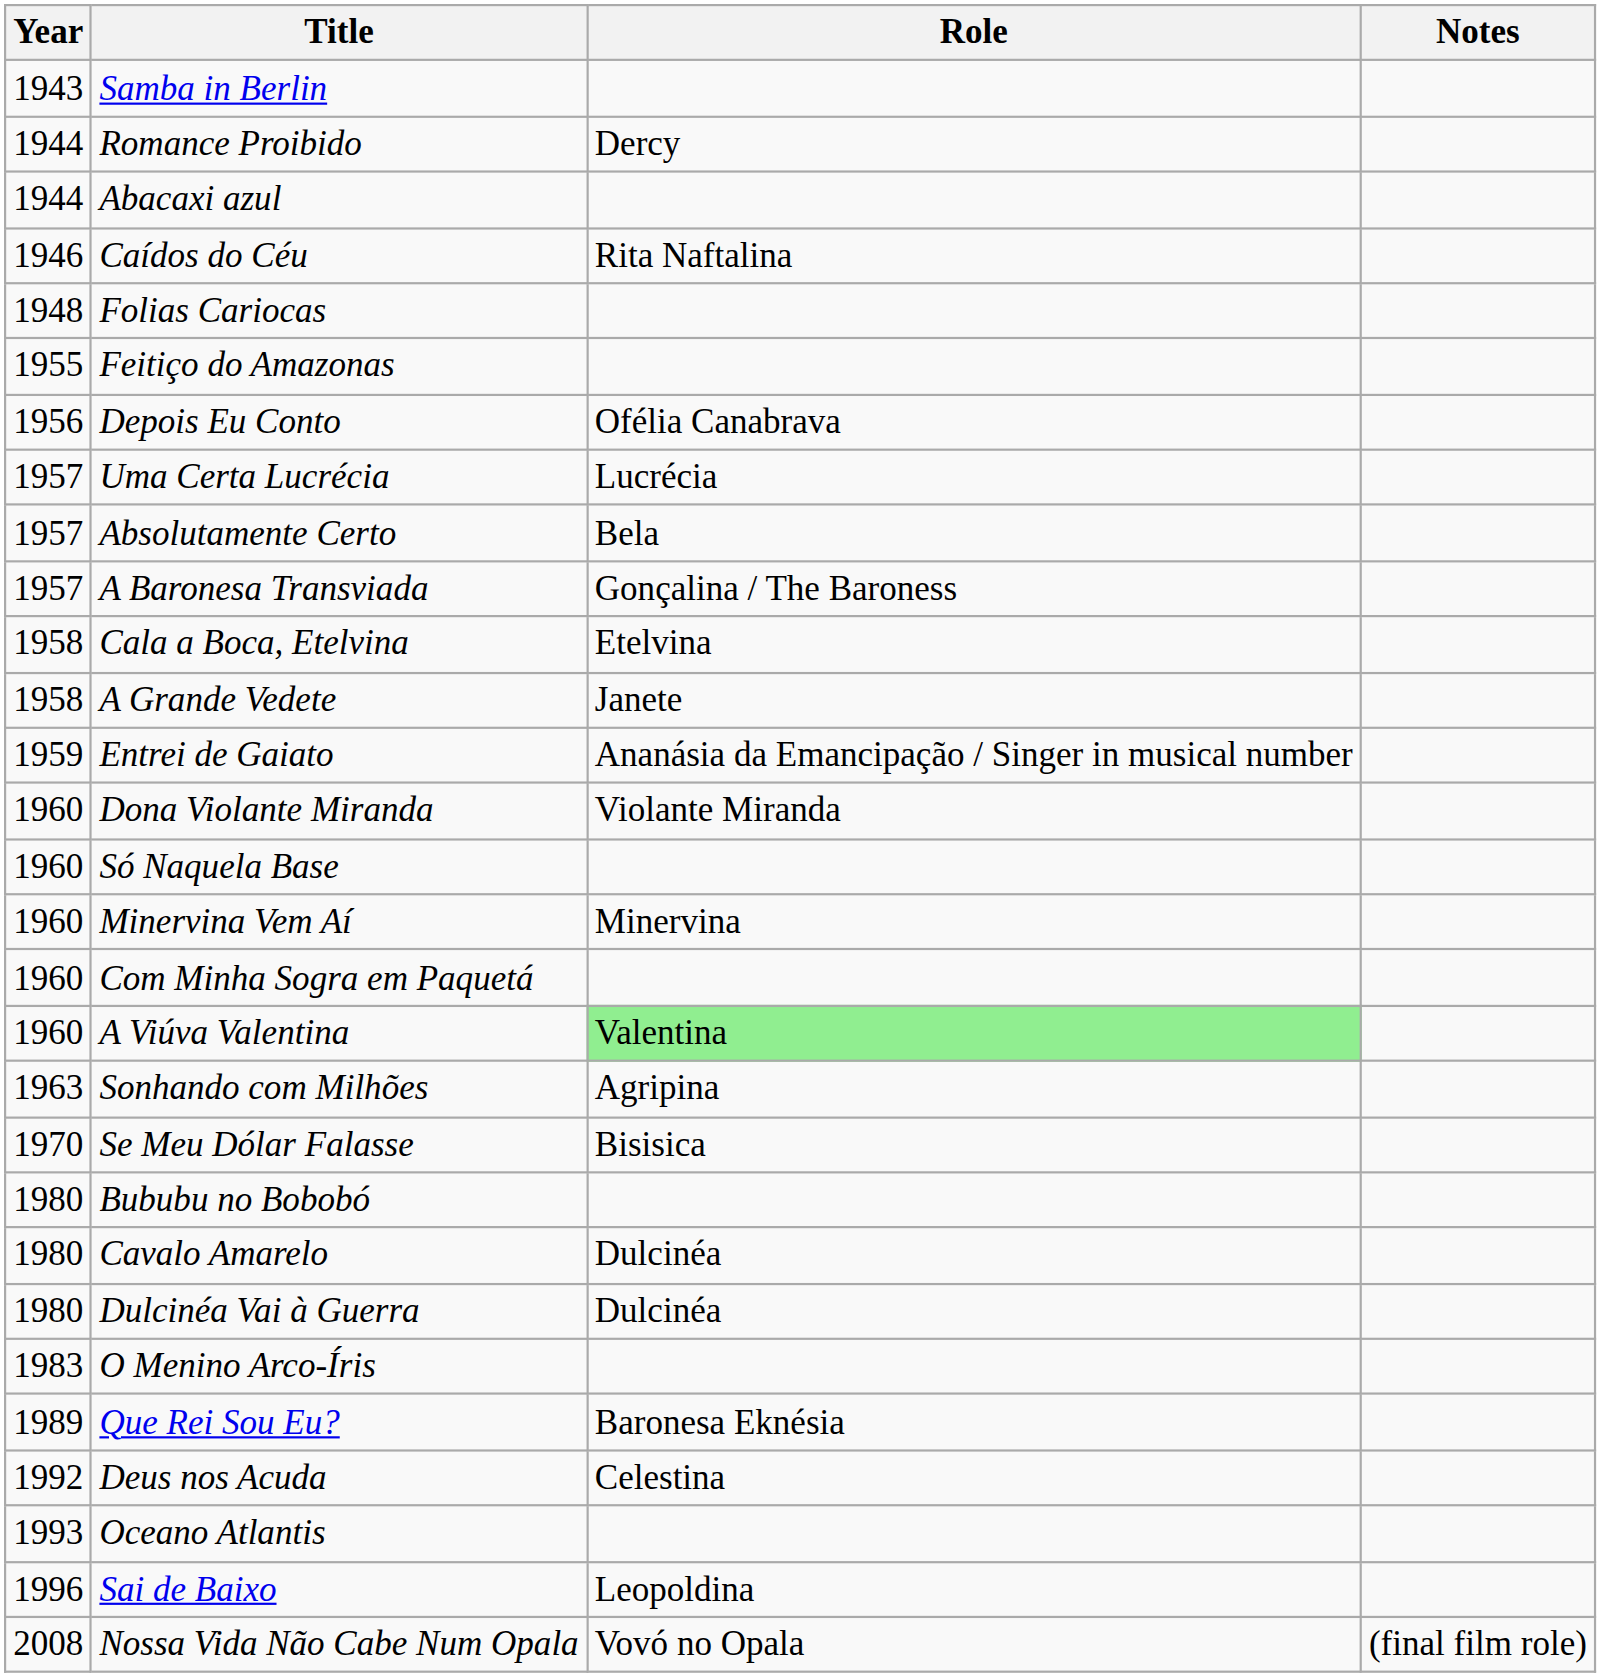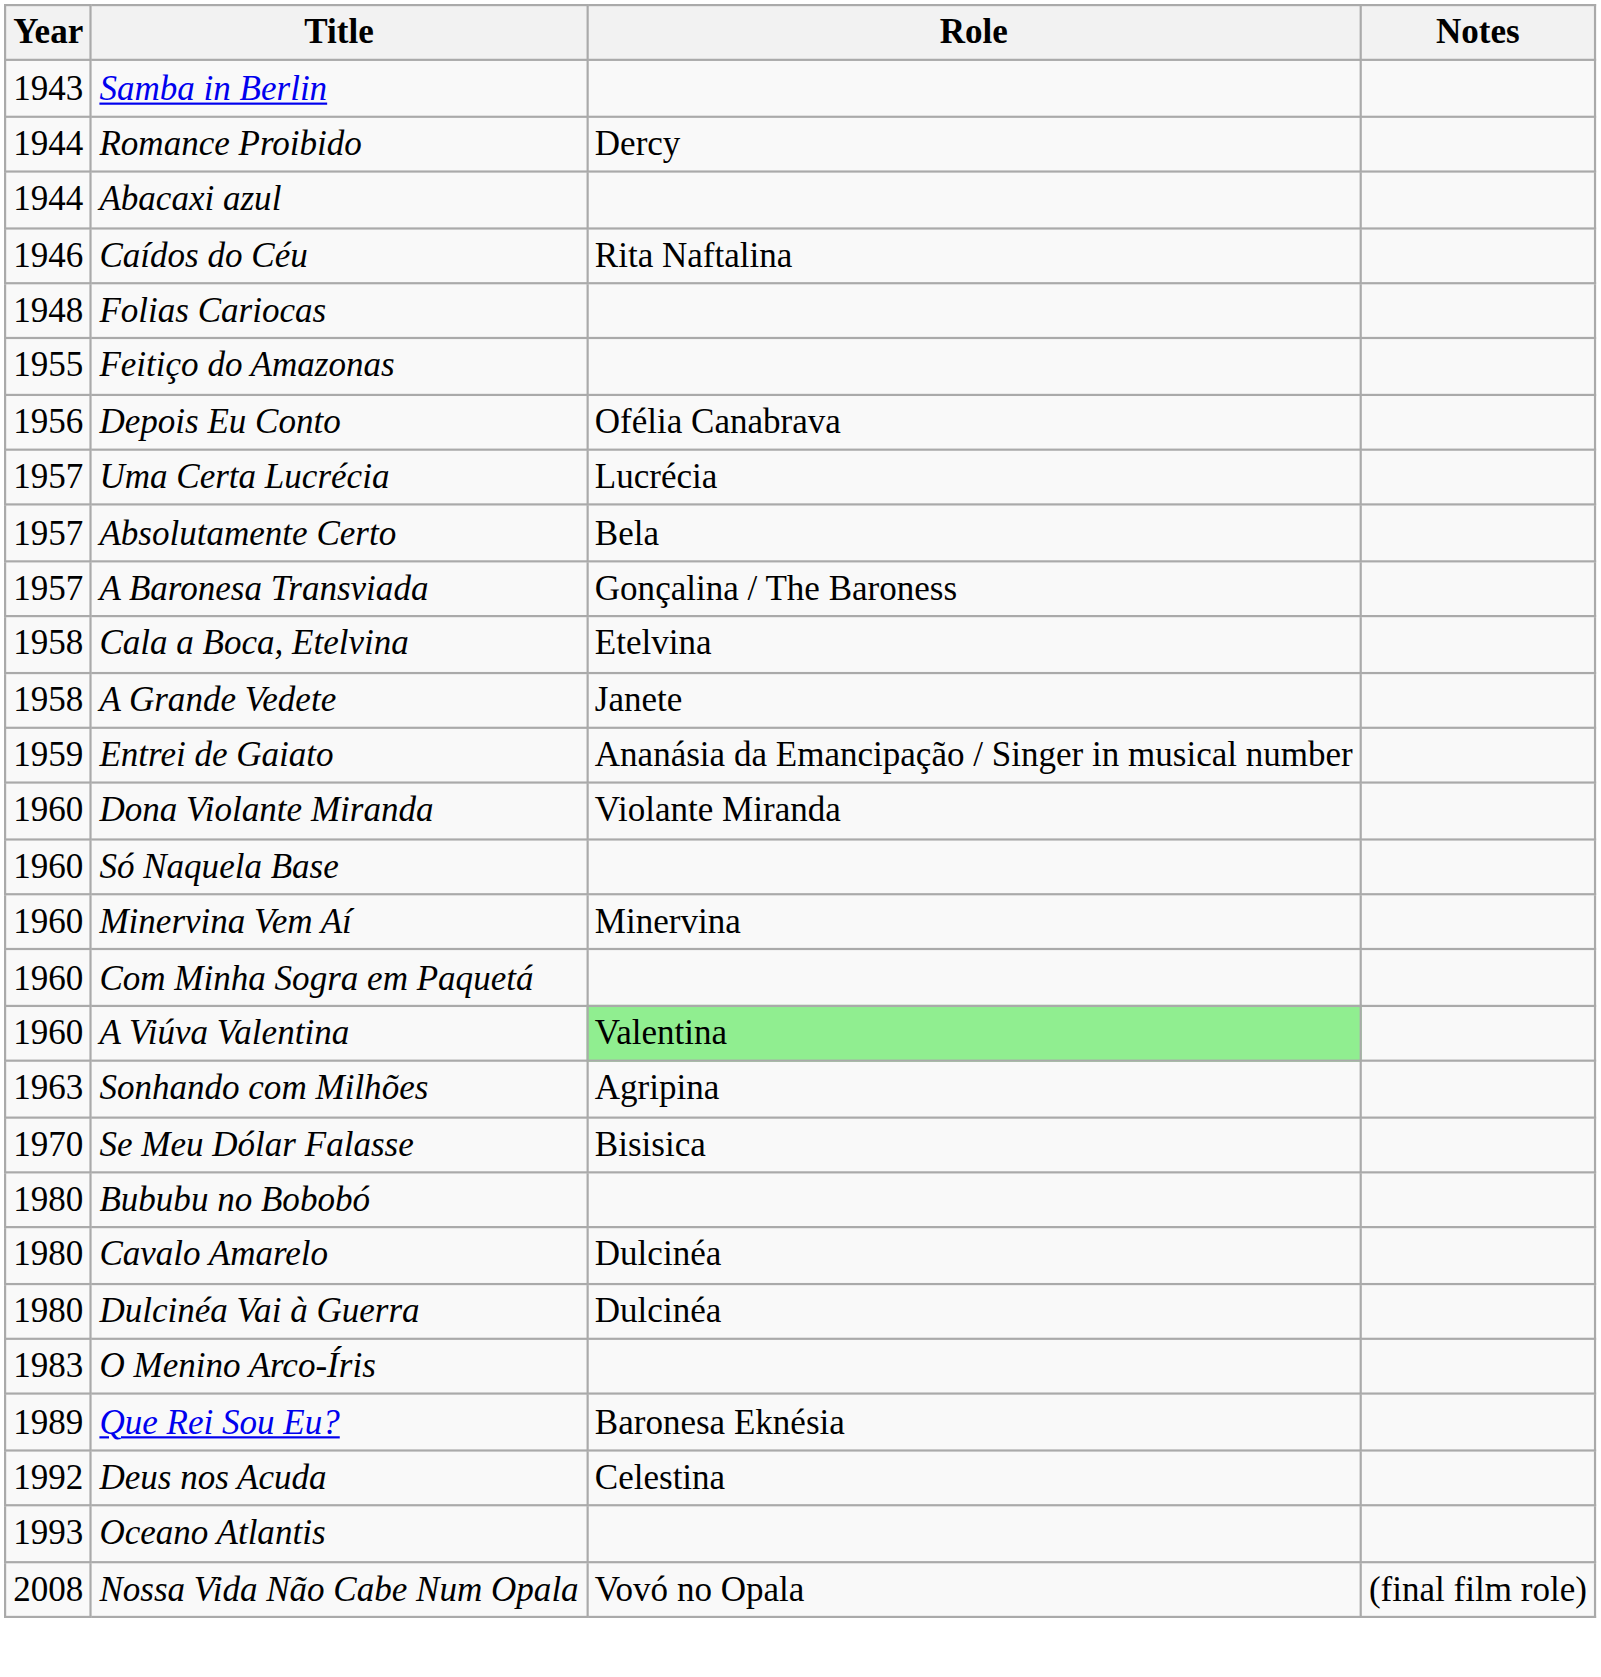- row: (188, 1588)
